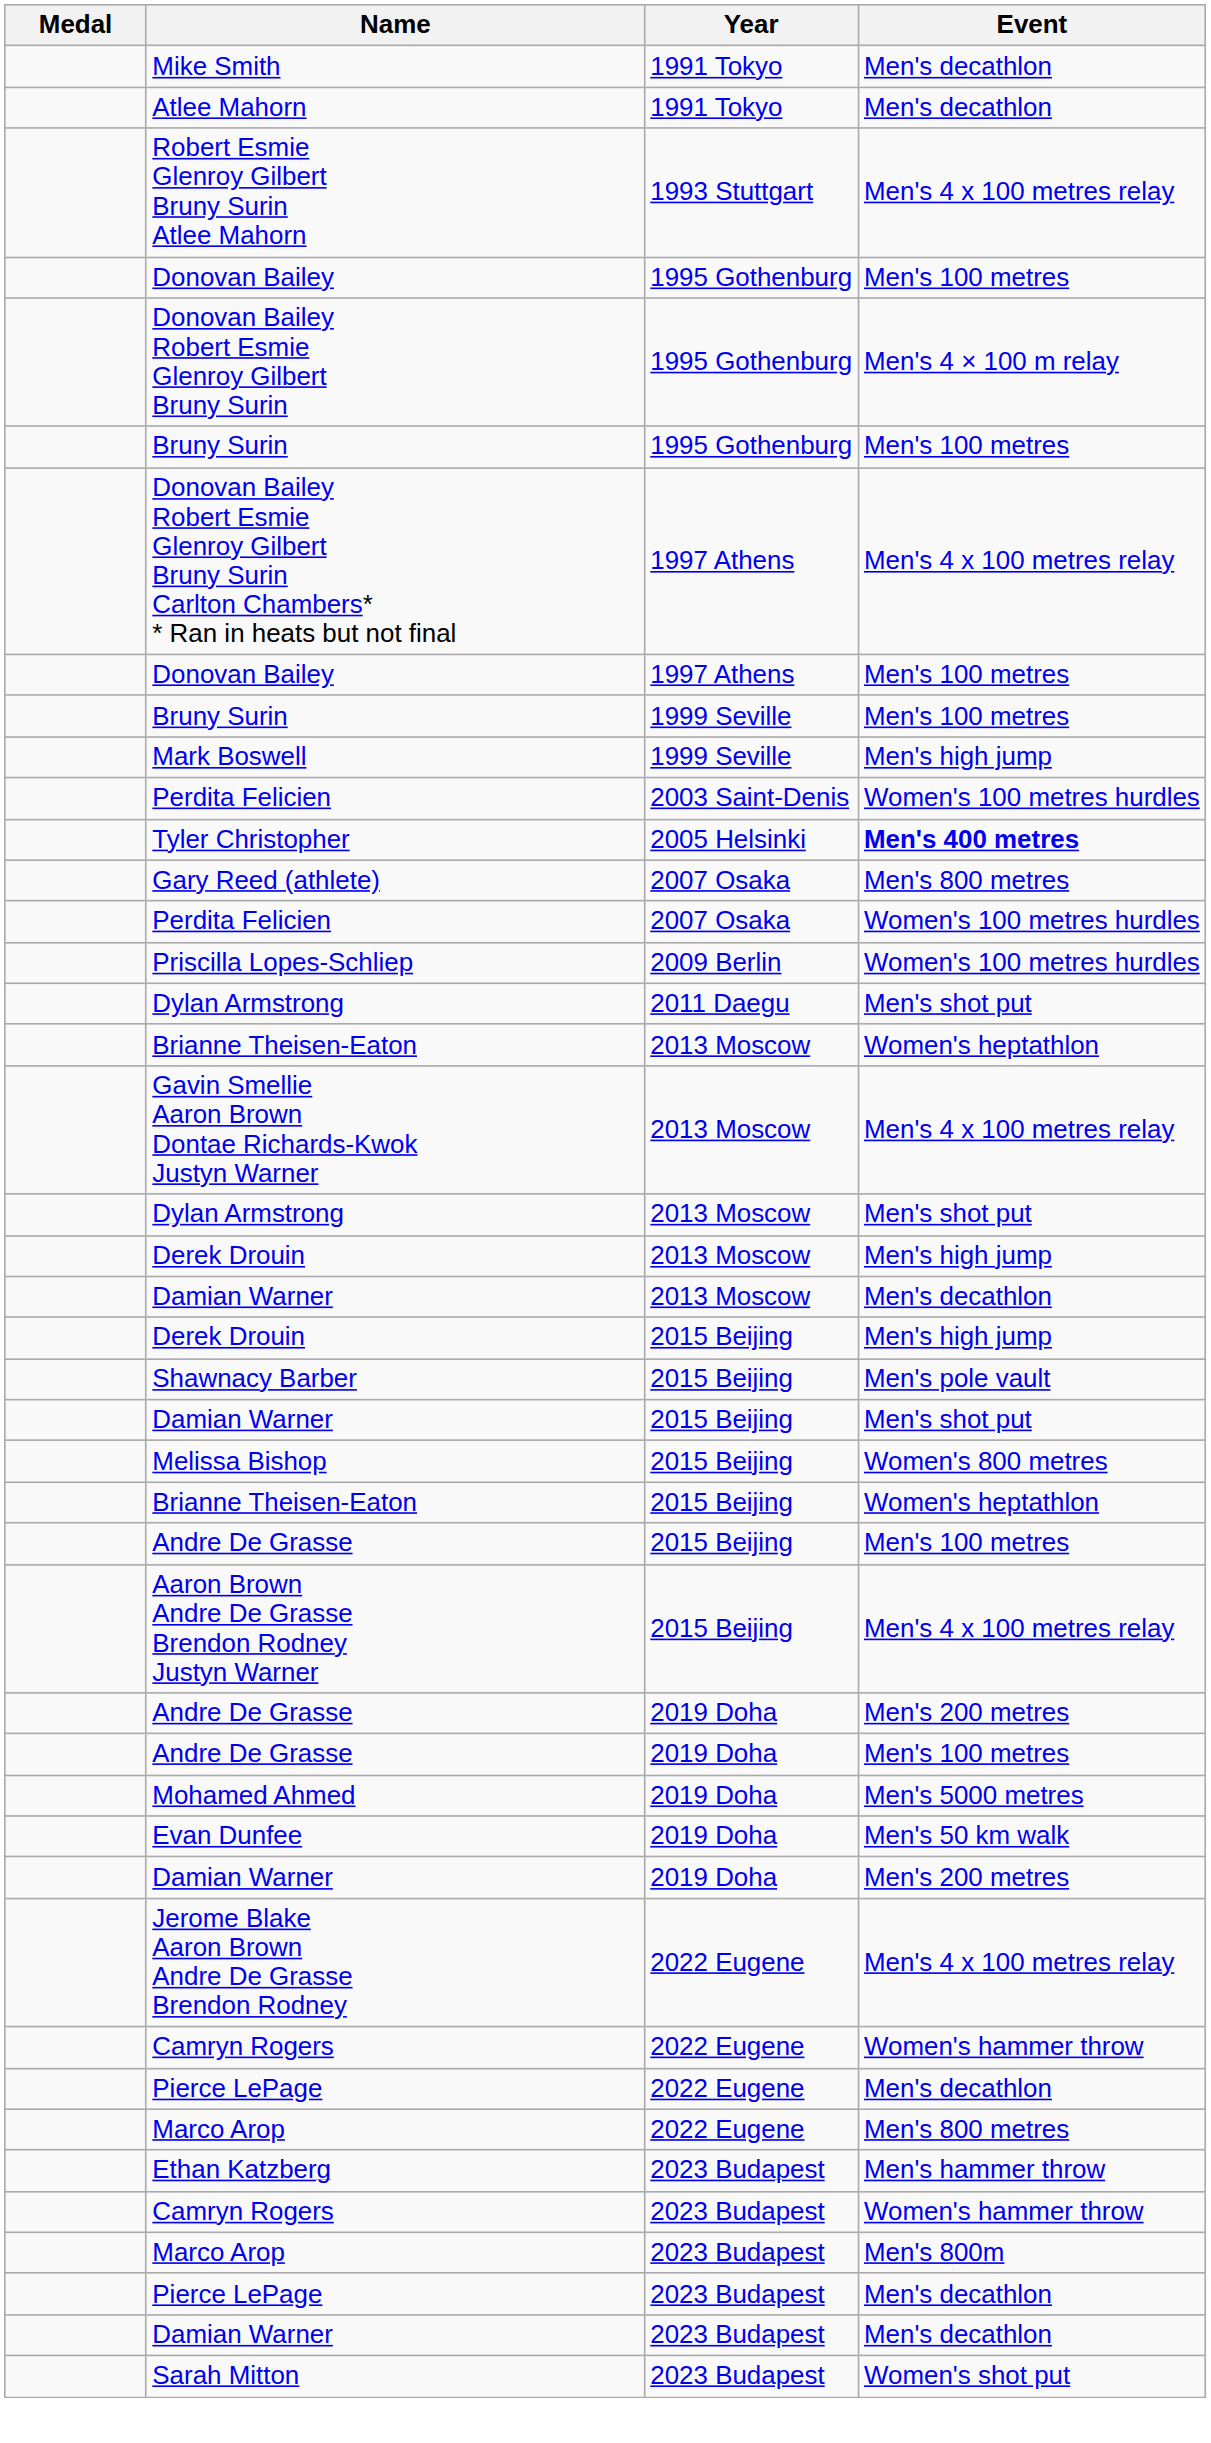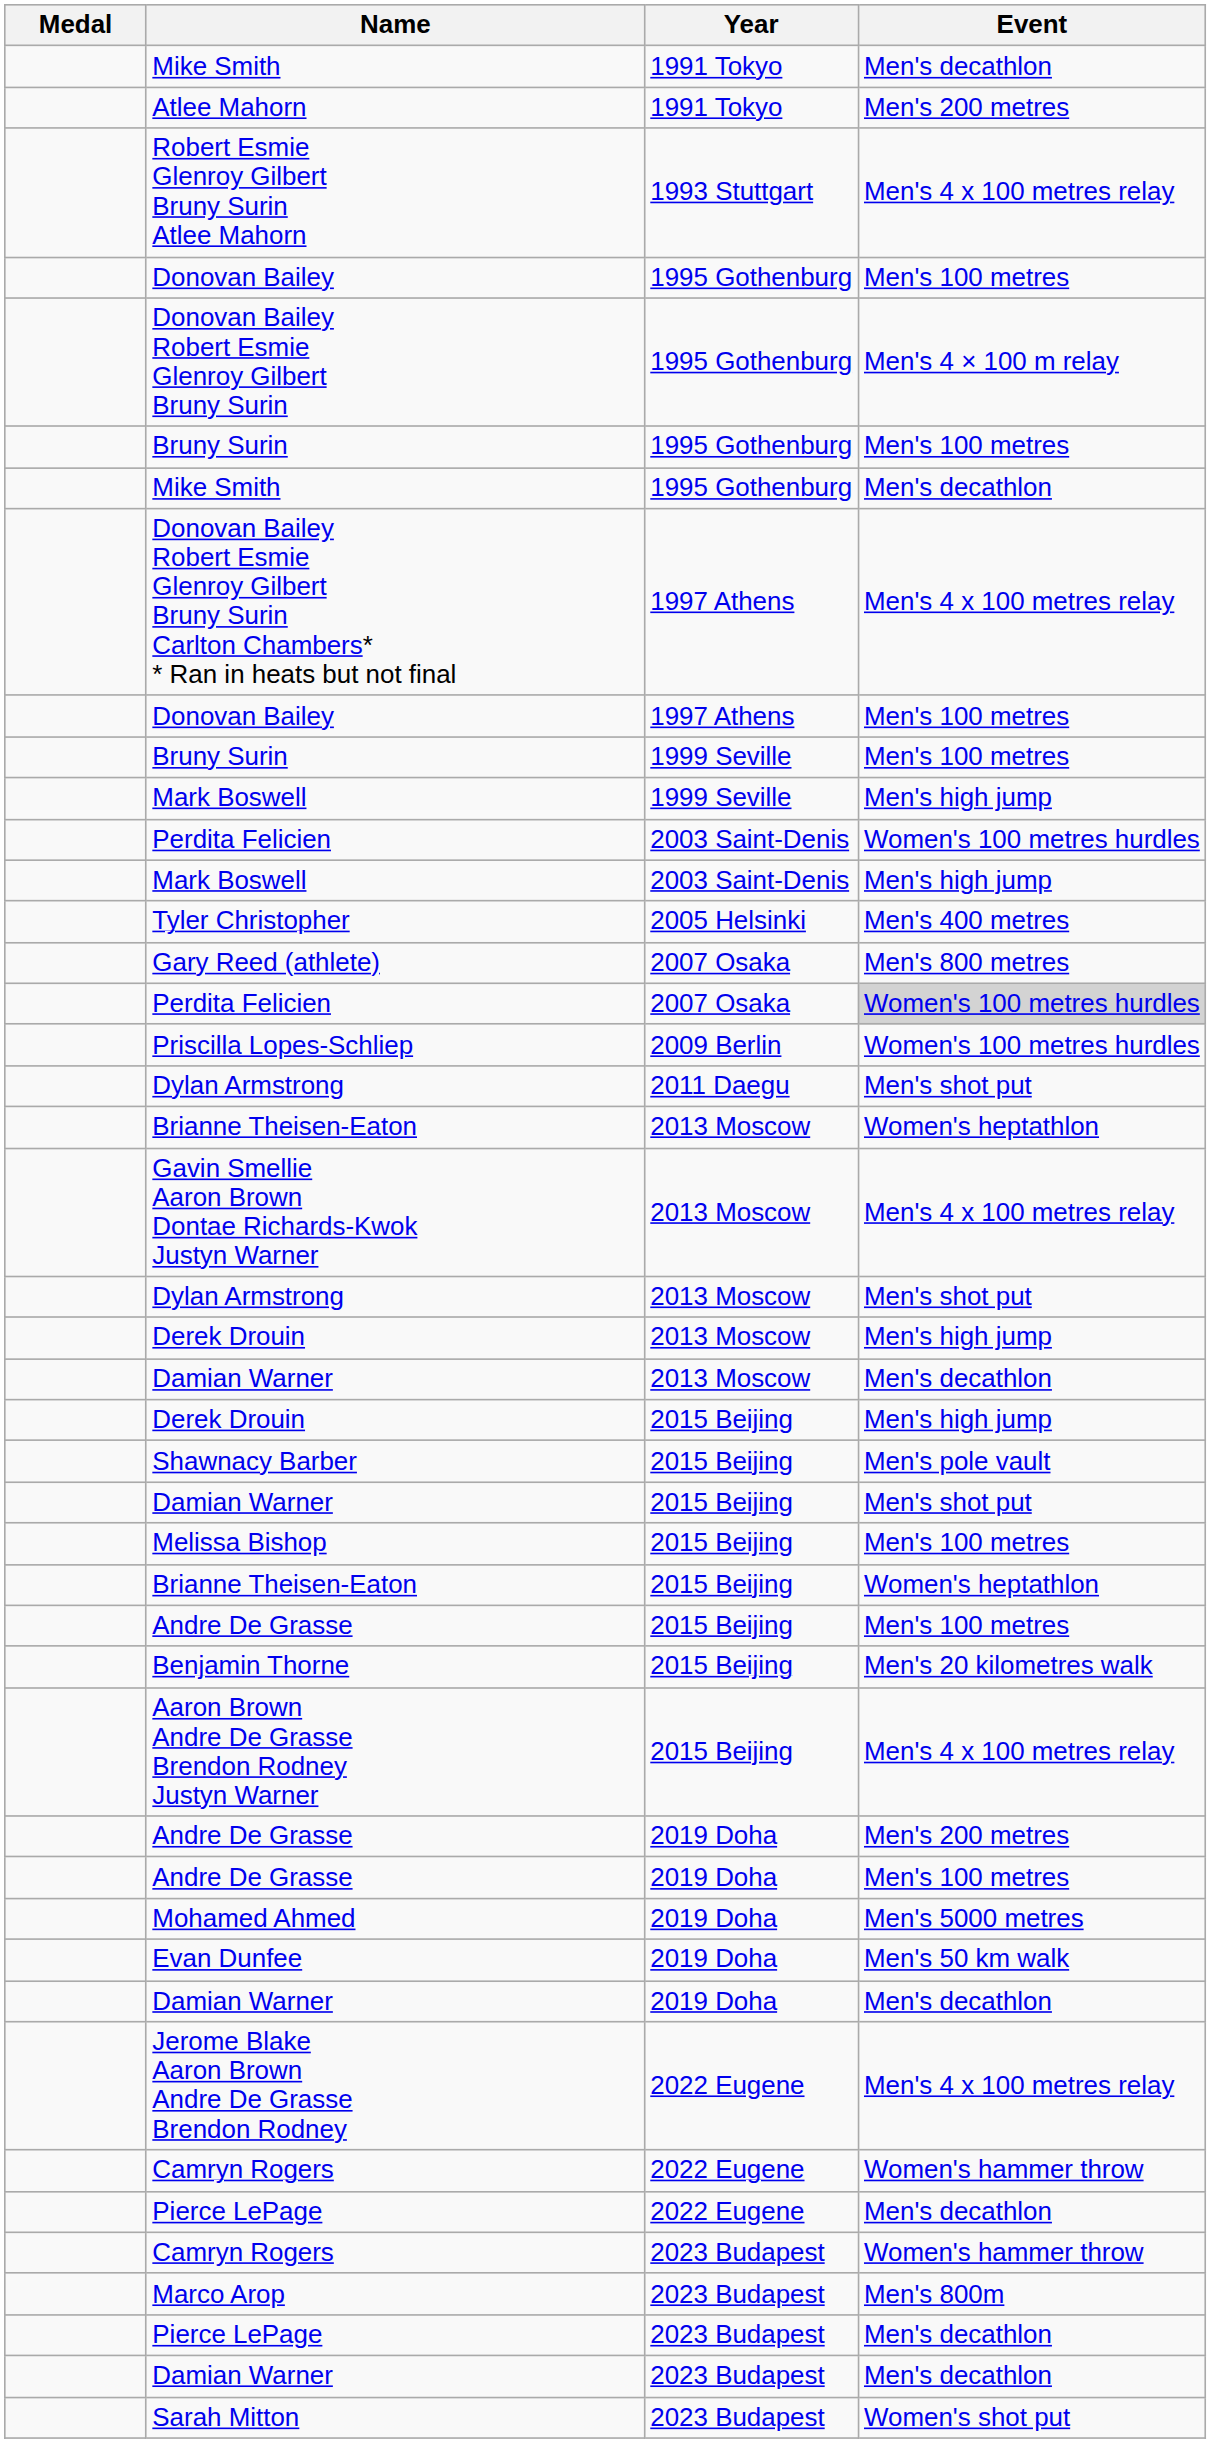(958, 107) Men's decathlon -> (967, 107) Men's 200 metres
+ row: (216, 487)
+ row: (229, 880)
(972, 839) bold -> (967, 921) normal
(1032, 921) no background -> (1032, 1003) lightgrey background
(986, 1460) Women's 800 metres -> (967, 1543) Men's 100 metres
+ row: (251, 1666)
(967, 1877) Men's 200 metres -> (958, 2000) Men's decathlon
- row: (219, 2129)
- row: (242, 2170)
